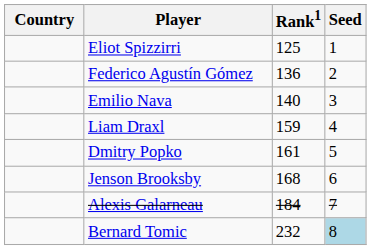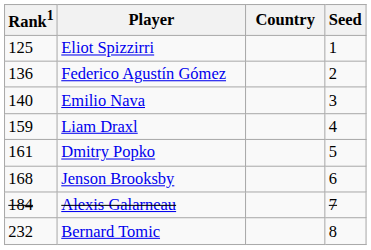columns swapped: (44, 19) <-> (299, 19)
(333, 231) lightblue background -> (333, 231) no background
